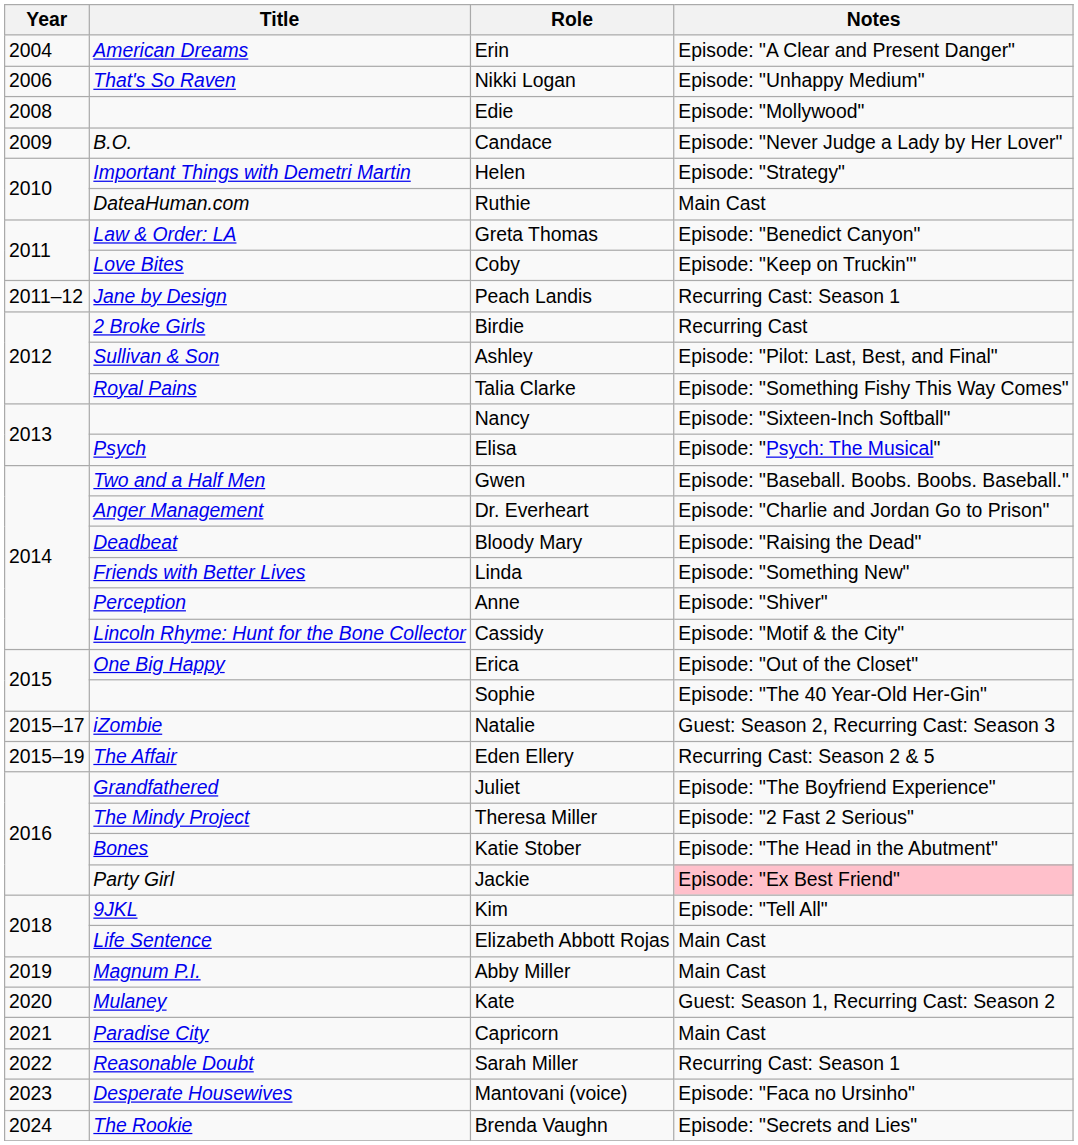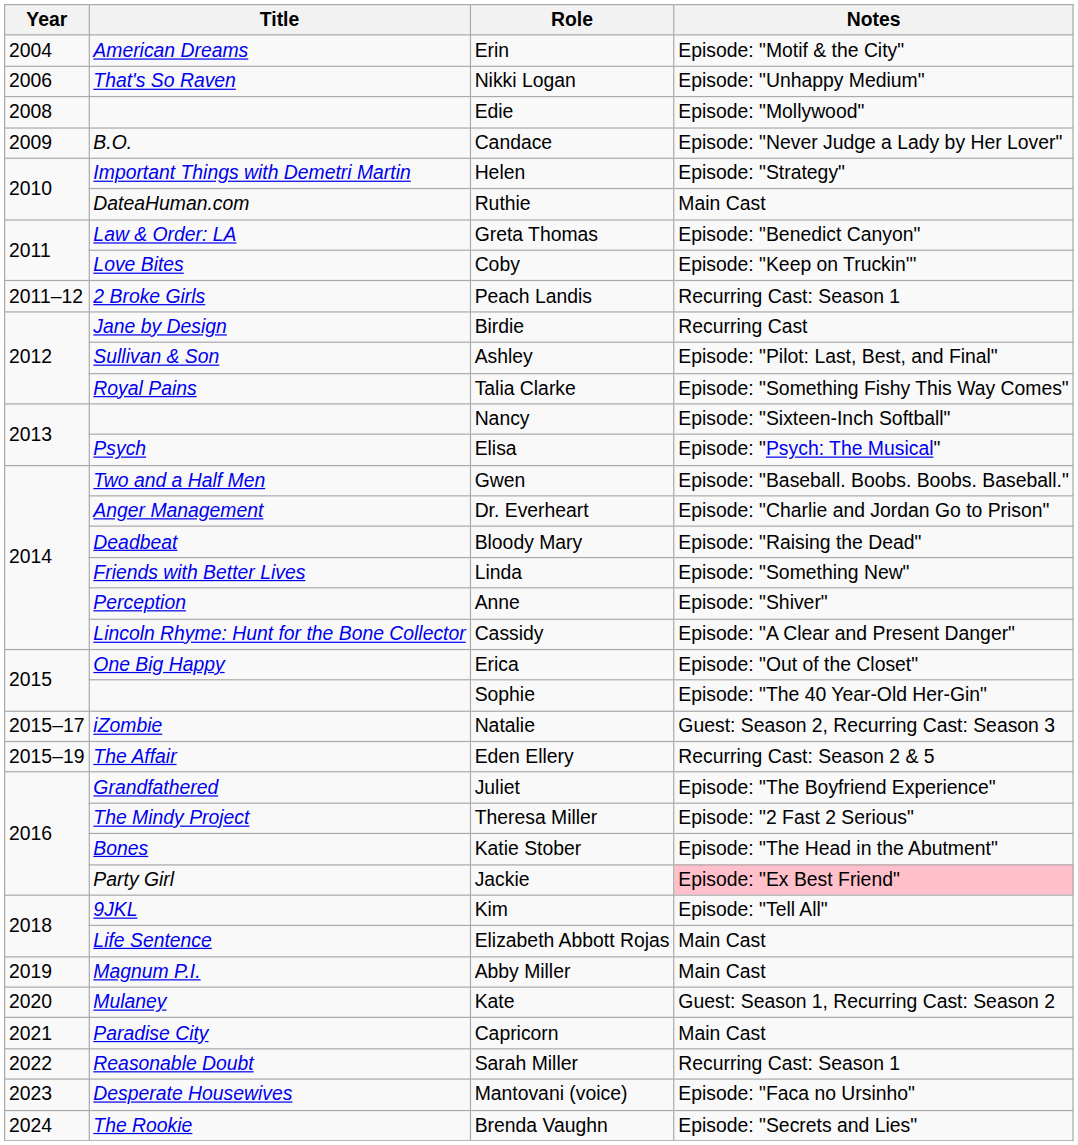(847, 50) Episode: "A Clear and Present Danger" -> (791, 50) Episode: "Motif & the City"
(160, 296) Jane by Design -> (149, 296) 2 Broke Girls
(149, 326) 2 Broke Girls -> (160, 326) Jane by Design
(791, 633) Episode: "Motif & the City" -> (847, 633) Episode: "A Clear and Present Danger"
